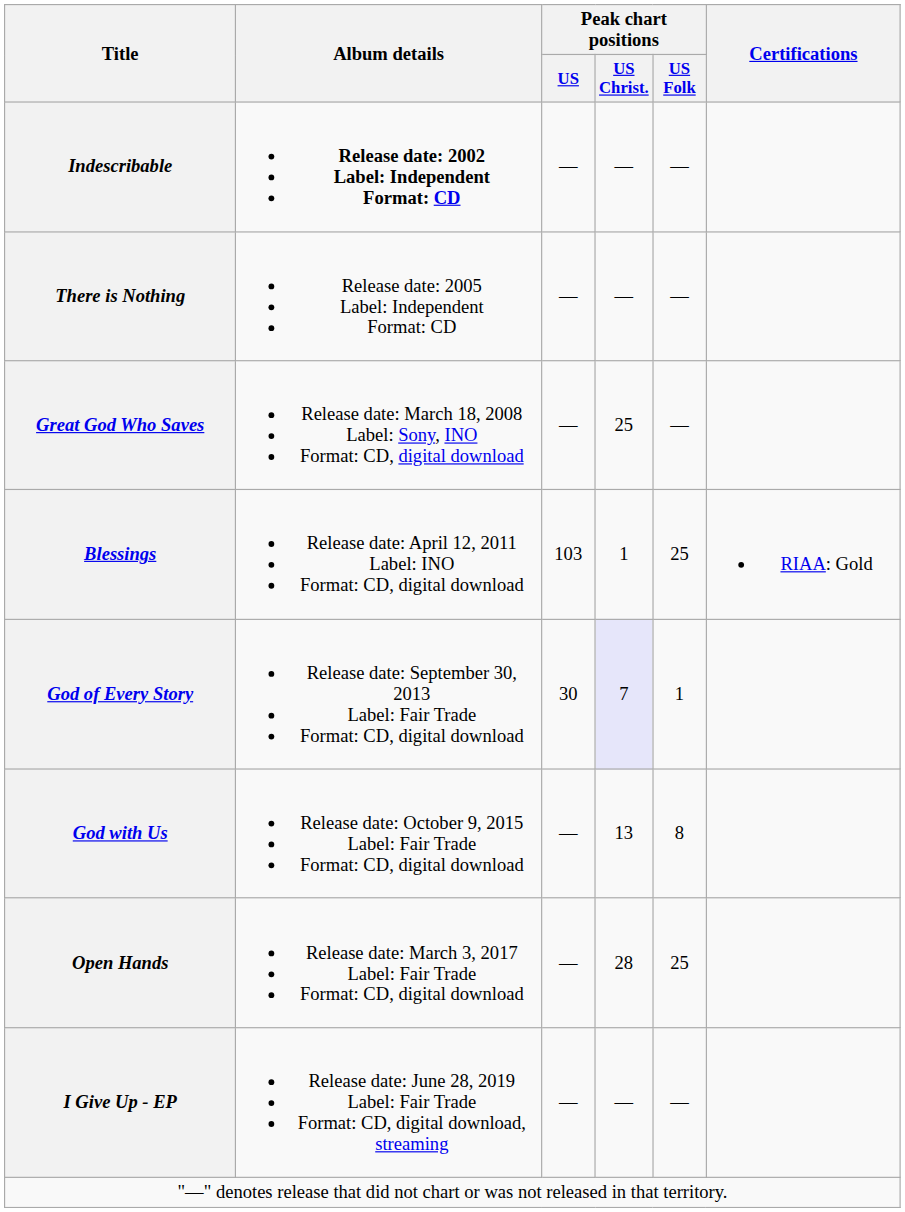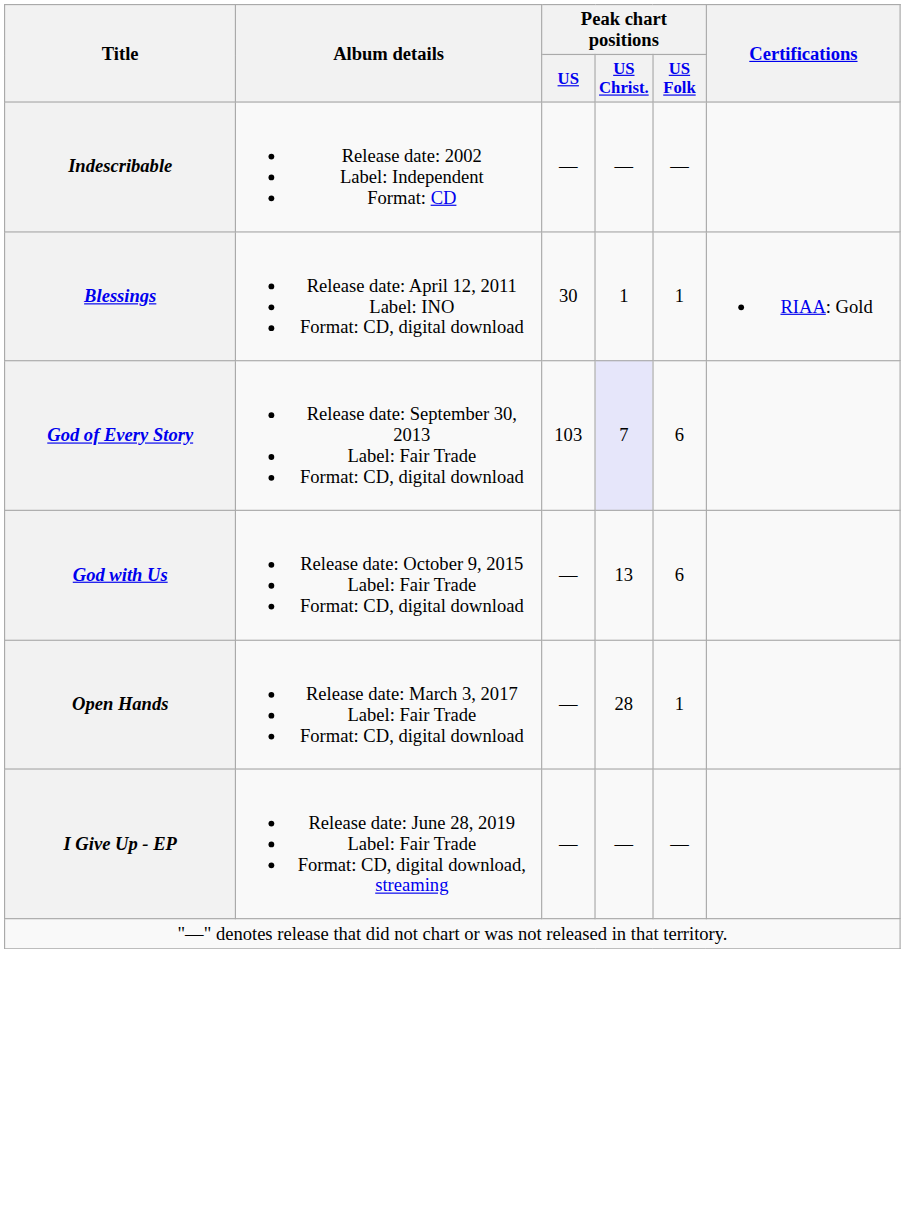(389, 177) bold -> (389, 177) normal
- row: (120, 295)
- row: (120, 425)
(568, 554) 103 -> (568, 295) 30
(679, 554) 25 -> (679, 295) 1
(568, 693) 30 -> (568, 435) 103
(679, 693) 1 -> (679, 435) 6
(679, 833) 8 -> (679, 575) 6
(679, 962) 25 -> (679, 704) 1
